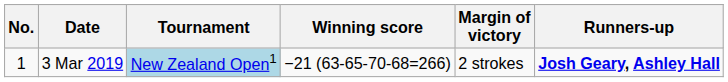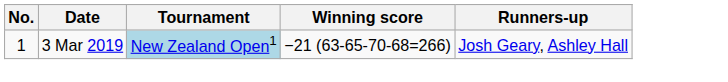- column: (494, 26)
(629, 63) bold -> (543, 45) normal
